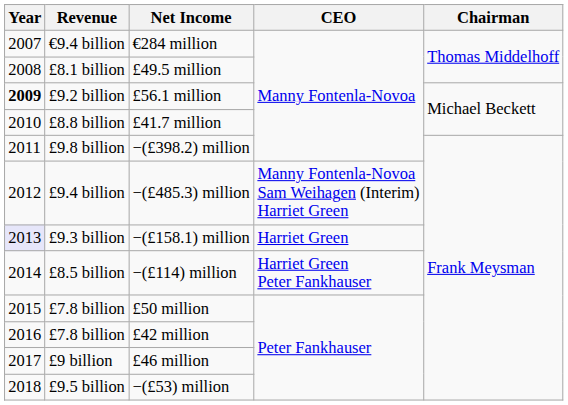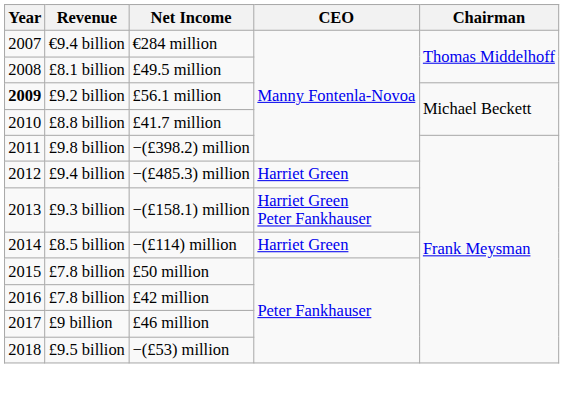(338, 192) Manny Fontenla-Novoa Sam Weihagen (Interim) Harriet Green -> (303, 174) Harriet Green
(25, 237) lavender background -> (25, 209) no background
(303, 237) Harriet Green -> (314, 209) Harriet Green Peter Fankhauser
(314, 273) Harriet Green Peter Fankhauser -> (303, 245) Harriet Green
